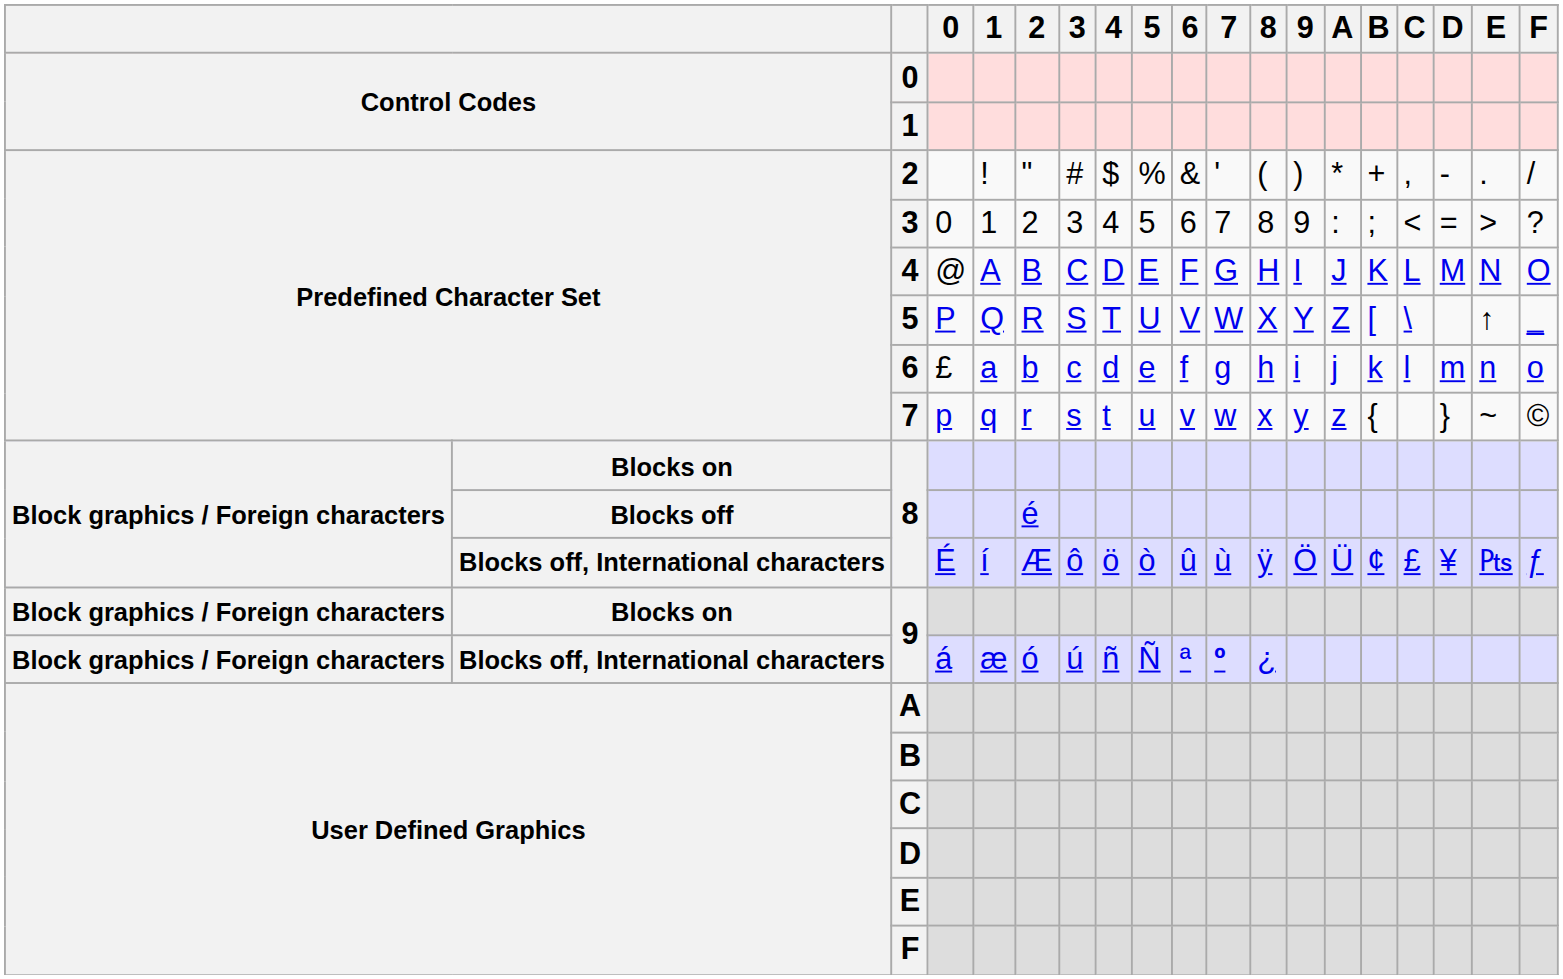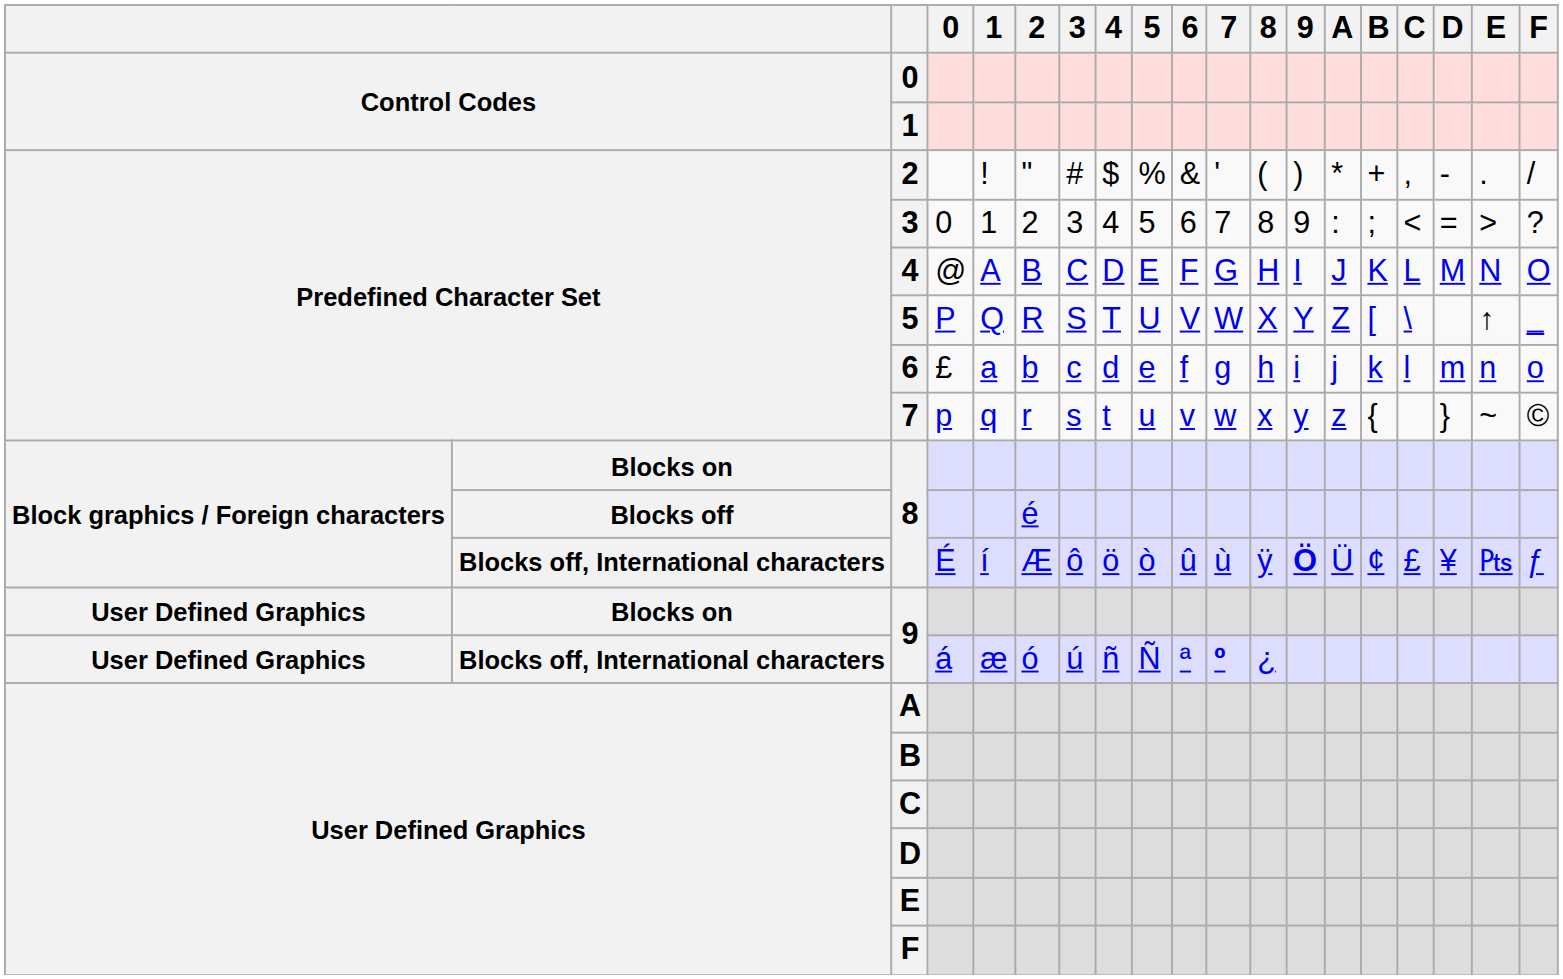(1305, 561) normal -> (1305, 561) bold
(228, 612) Block graphics / Foreign characters -> (228, 612) User Defined Graphics
(228, 660) Block graphics / Foreign characters -> (228, 660) User Defined Graphics
